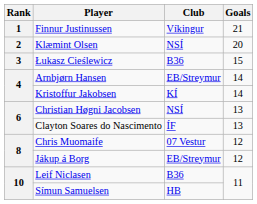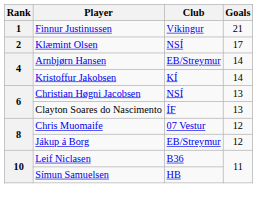(238, 45) 20 -> (238, 45) 17
- row: (74, 61)
